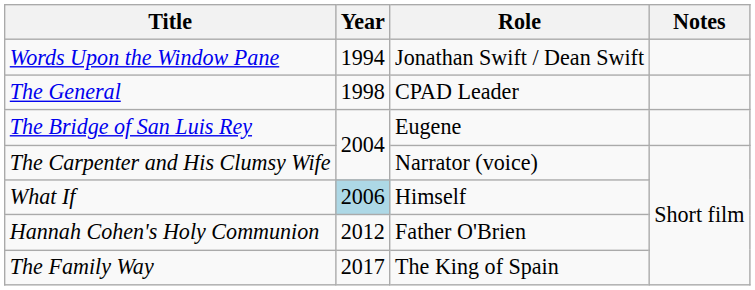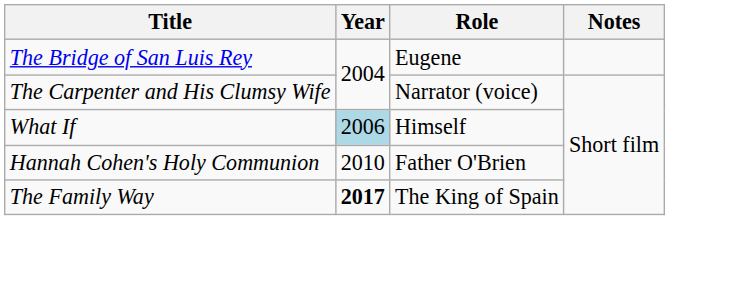- row: (145, 57)
- row: (65, 92)
(363, 232) 2012 -> (363, 162) 2010
(363, 267) normal -> (363, 197) bold
